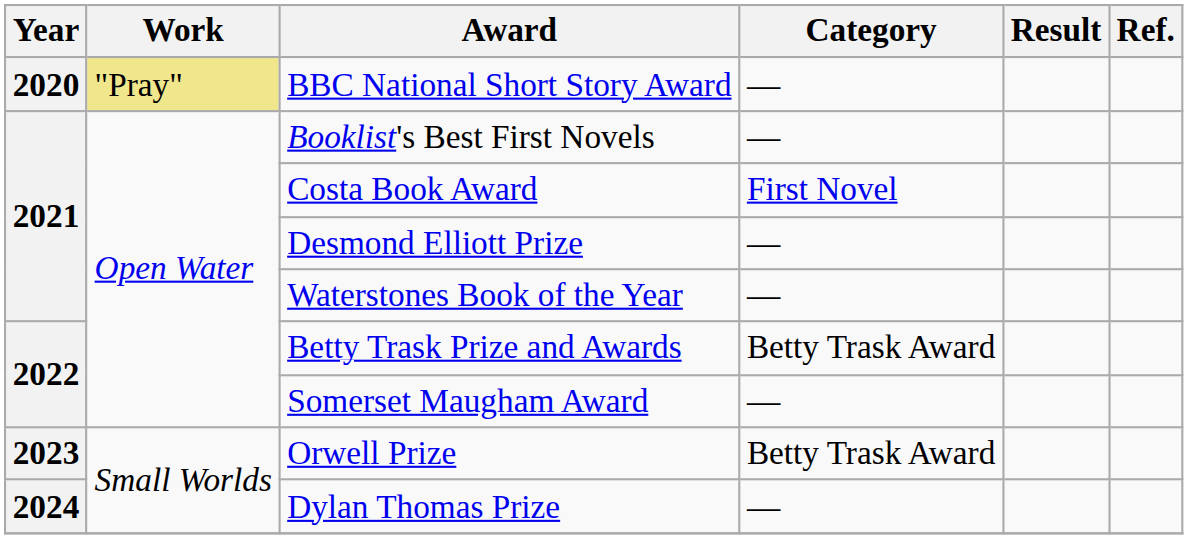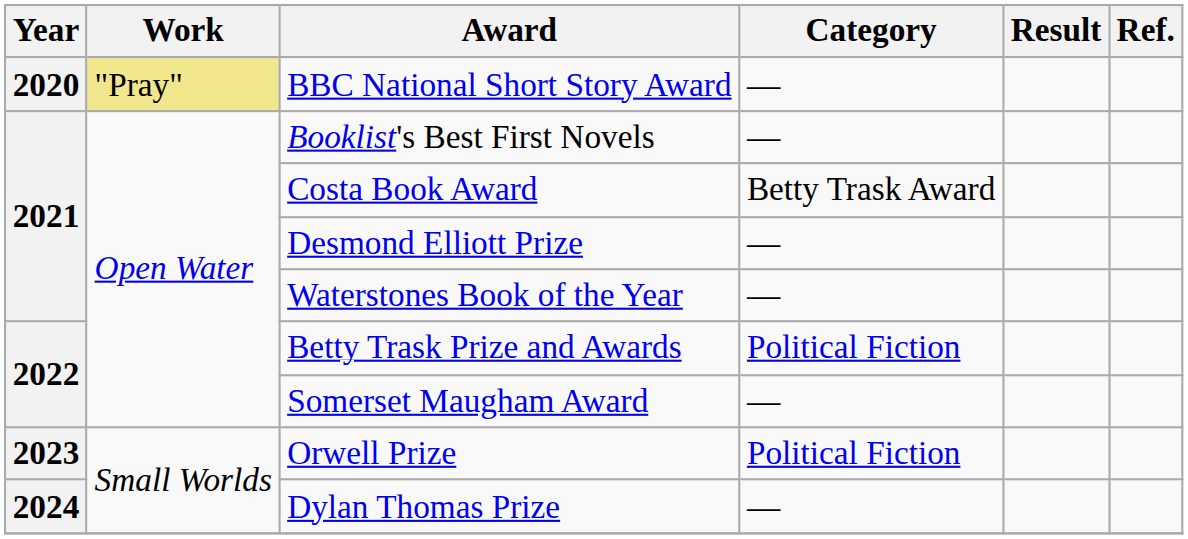(822, 189) First Novel -> (871, 189) Betty Trask Award
(871, 347) Betty Trask Award -> (854, 347) Political Fiction
(871, 453) Betty Trask Award -> (854, 453) Political Fiction
